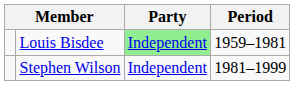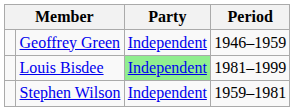+ row: (70, 42)
(250, 42) 1959–1981 -> (250, 67) 1981–1999
(250, 67) 1981–1999 -> (250, 93) 1959–1981
